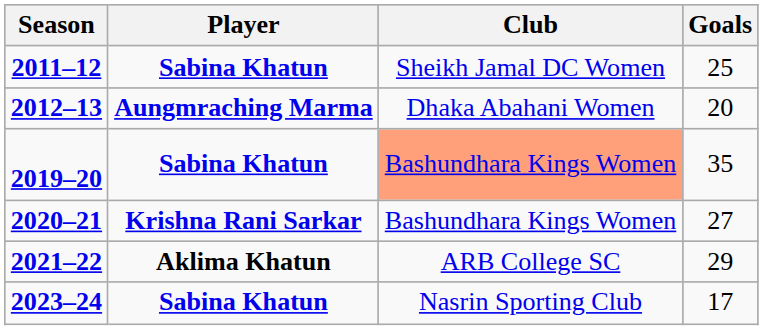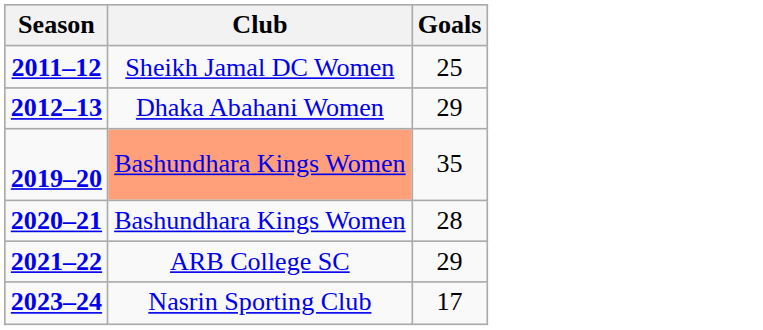- column: (243, 25)
(720, 107) 20 -> (450, 107) 29
(720, 219) 27 -> (450, 219) 28
